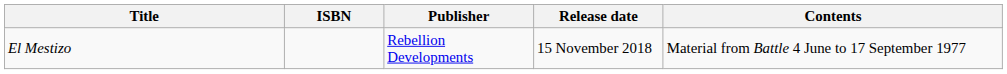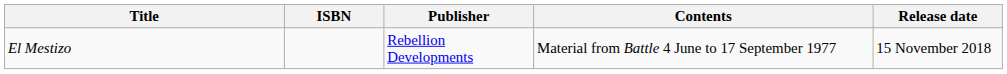columns swapped: (598, 16) <-> (833, 16)
